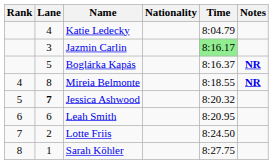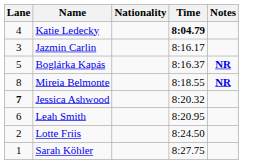- column: (20, 13)
(218, 30) normal -> (188, 30) bold
(218, 47) lightgreen background -> (188, 47) no background
